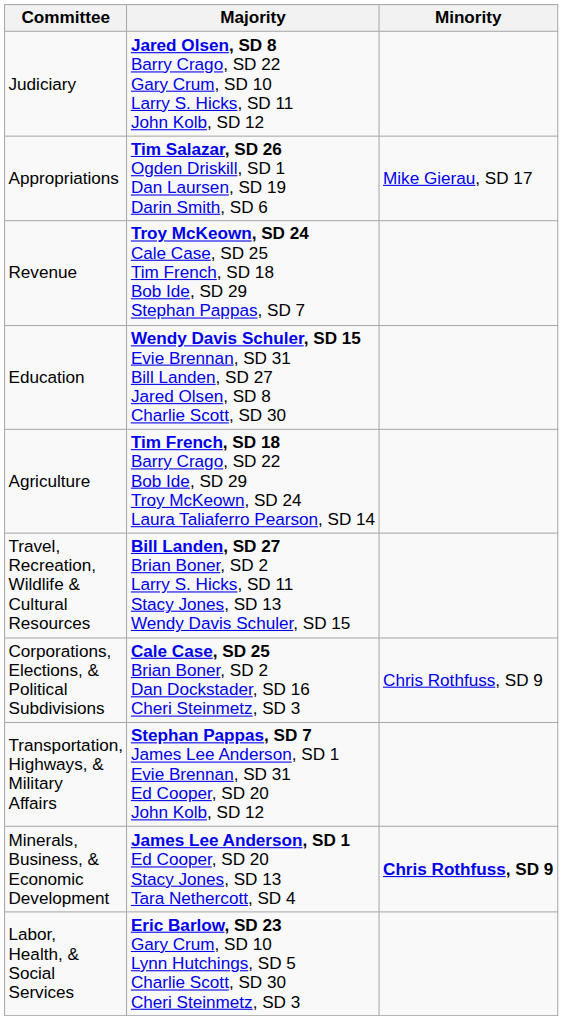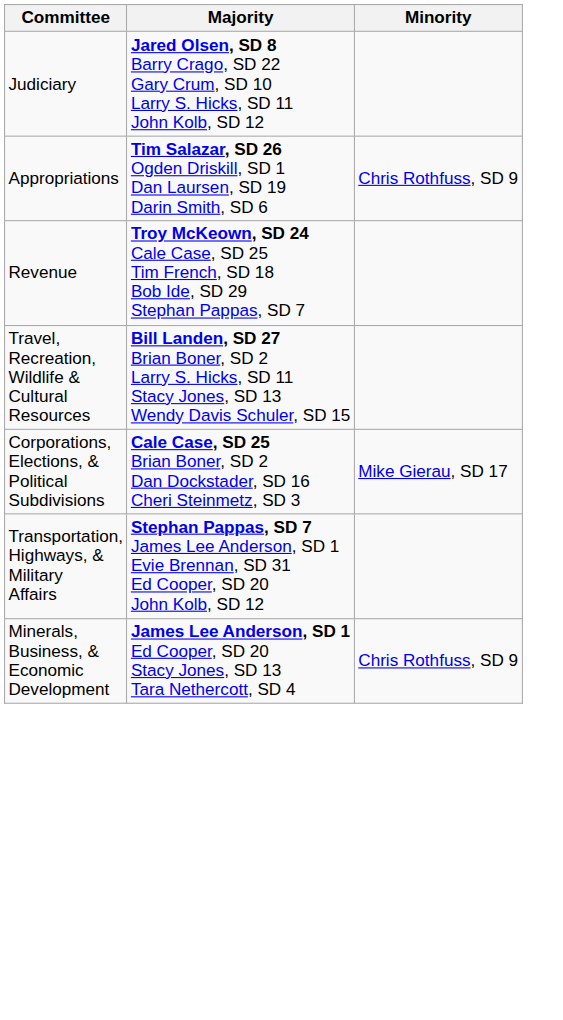(458, 178) Mike Gierau, SD 17 -> (438, 178) Chris Rothfuss, SD 9
- row: (47, 377)
- row: (49, 481)
(463, 680) Chris Rothfuss, SD 9 -> (433, 471) Mike Gierau, SD 17
(468, 869) bold -> (438, 660) normal
- row: (44, 963)
